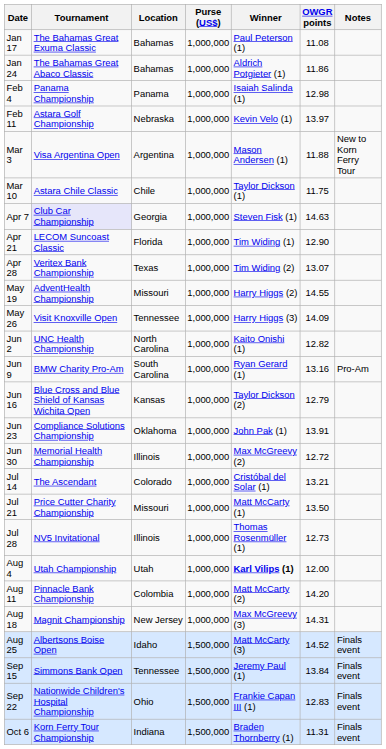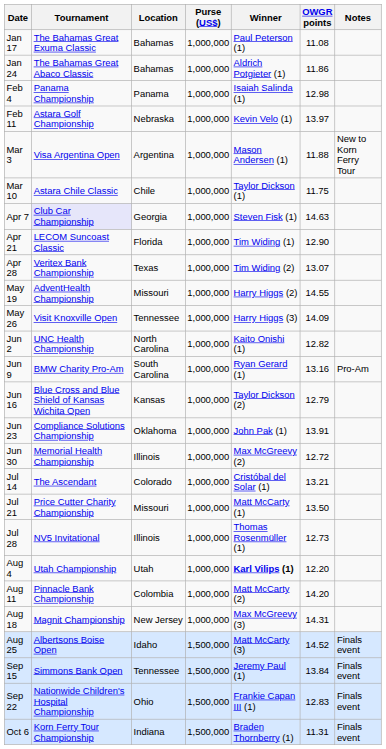(317, 569) 12.00 -> (317, 569) 12.20
